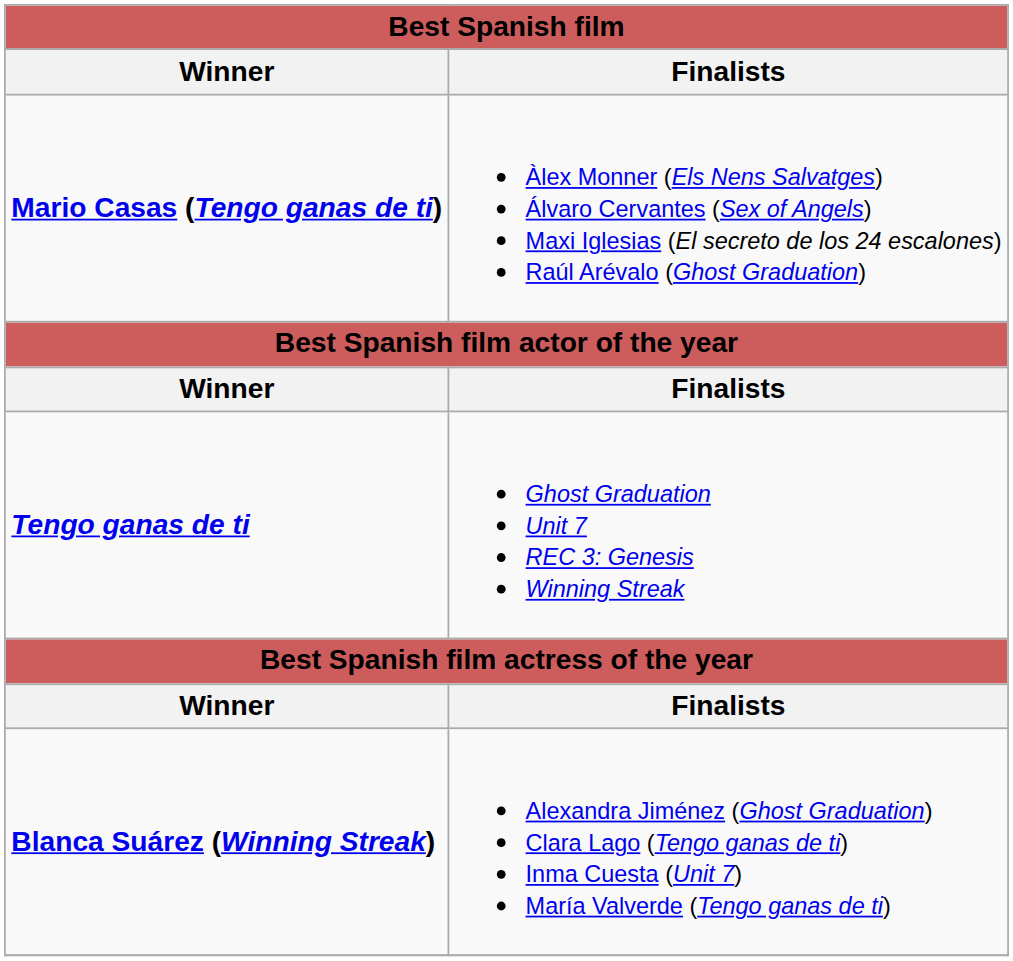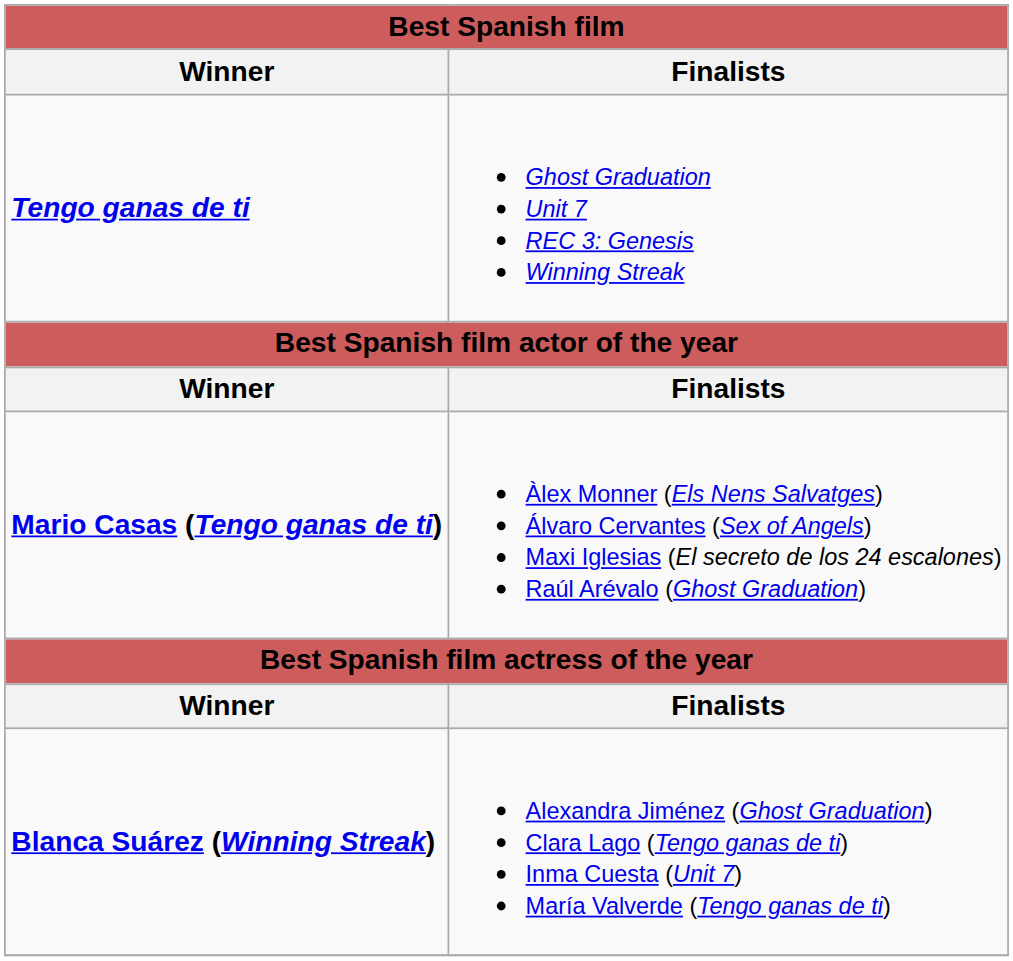rows swapped: (131, 524) <-> (227, 207)
